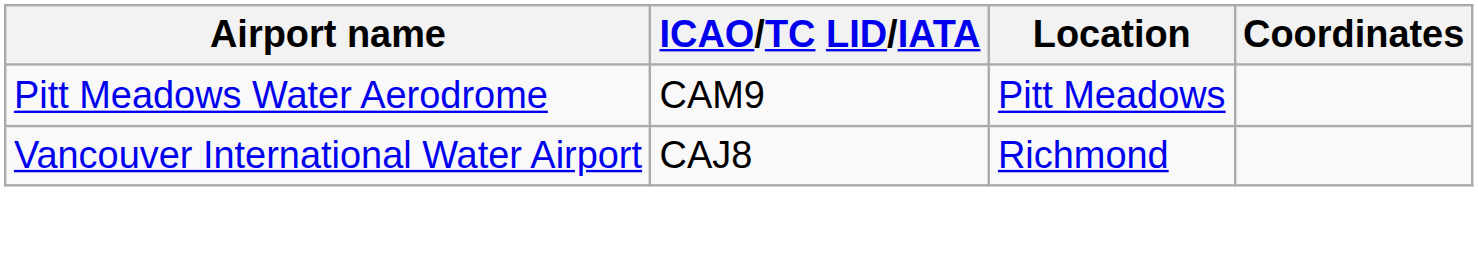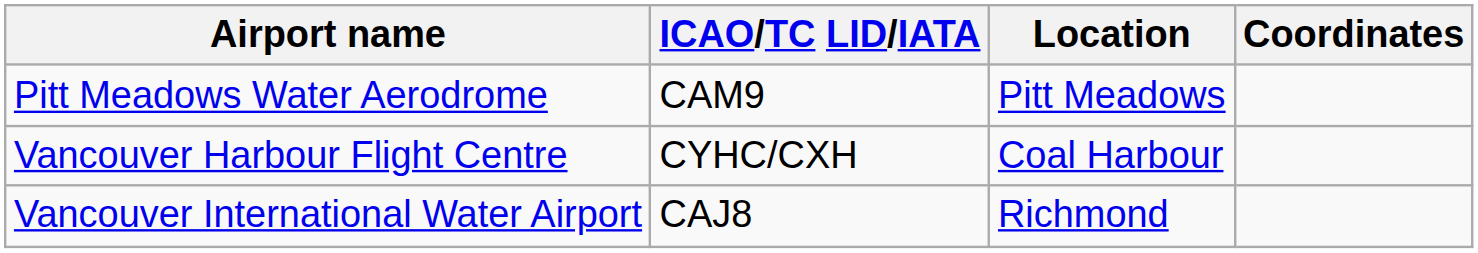+ row: (291, 154)
